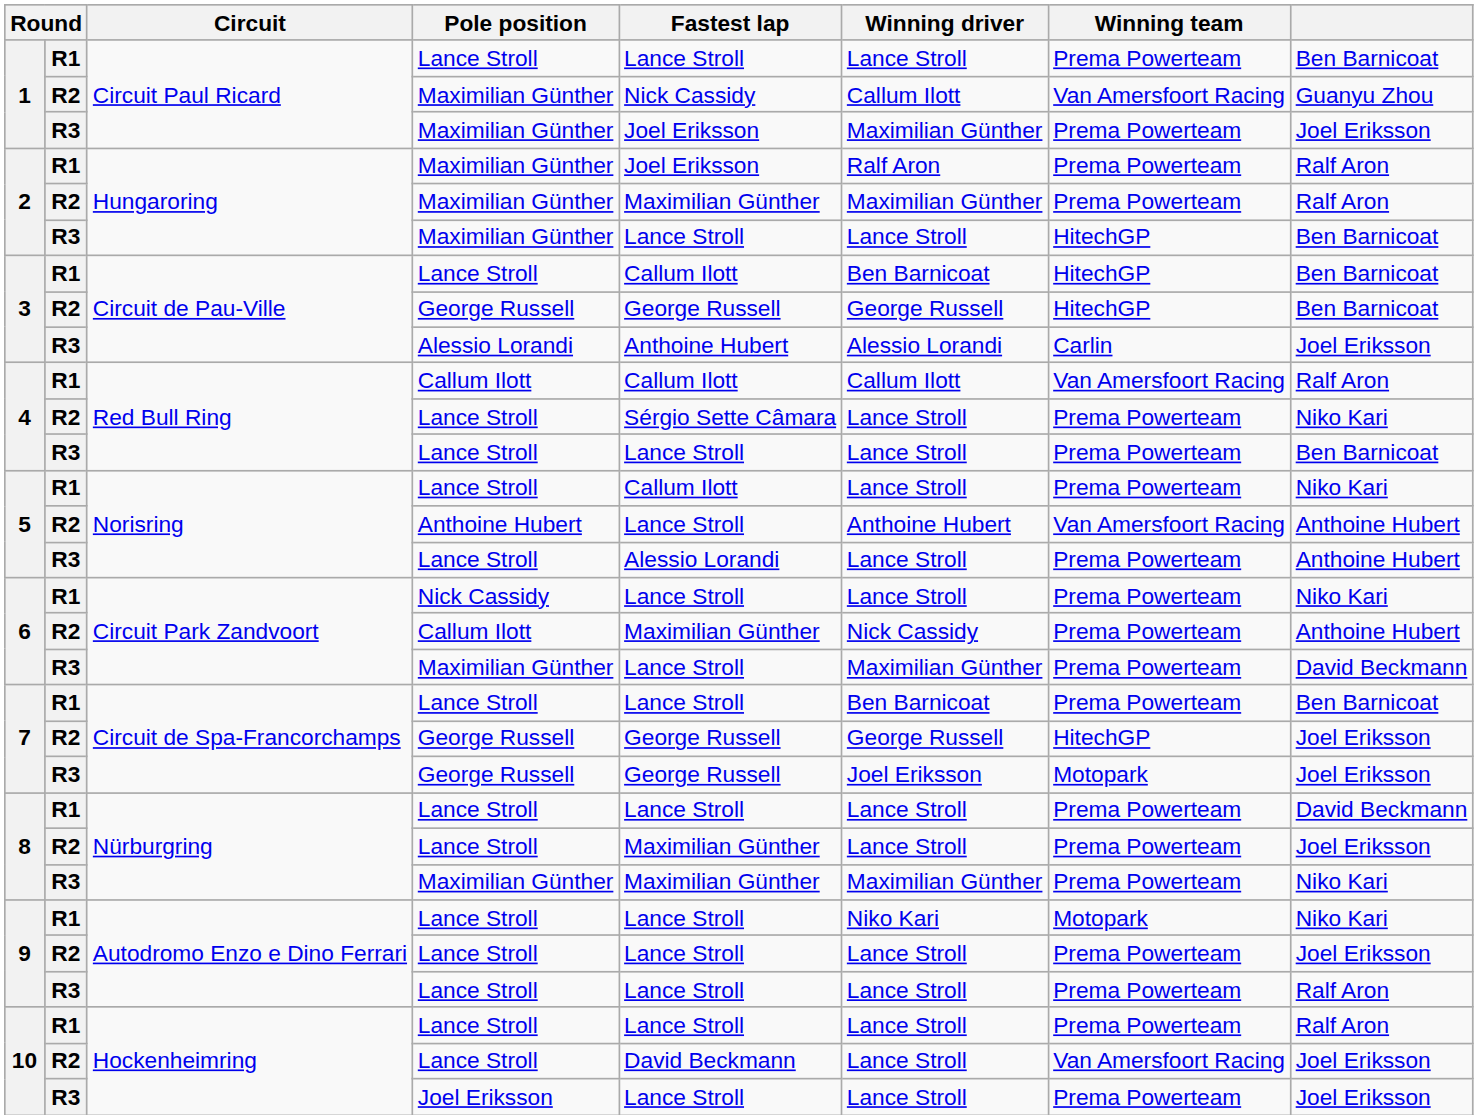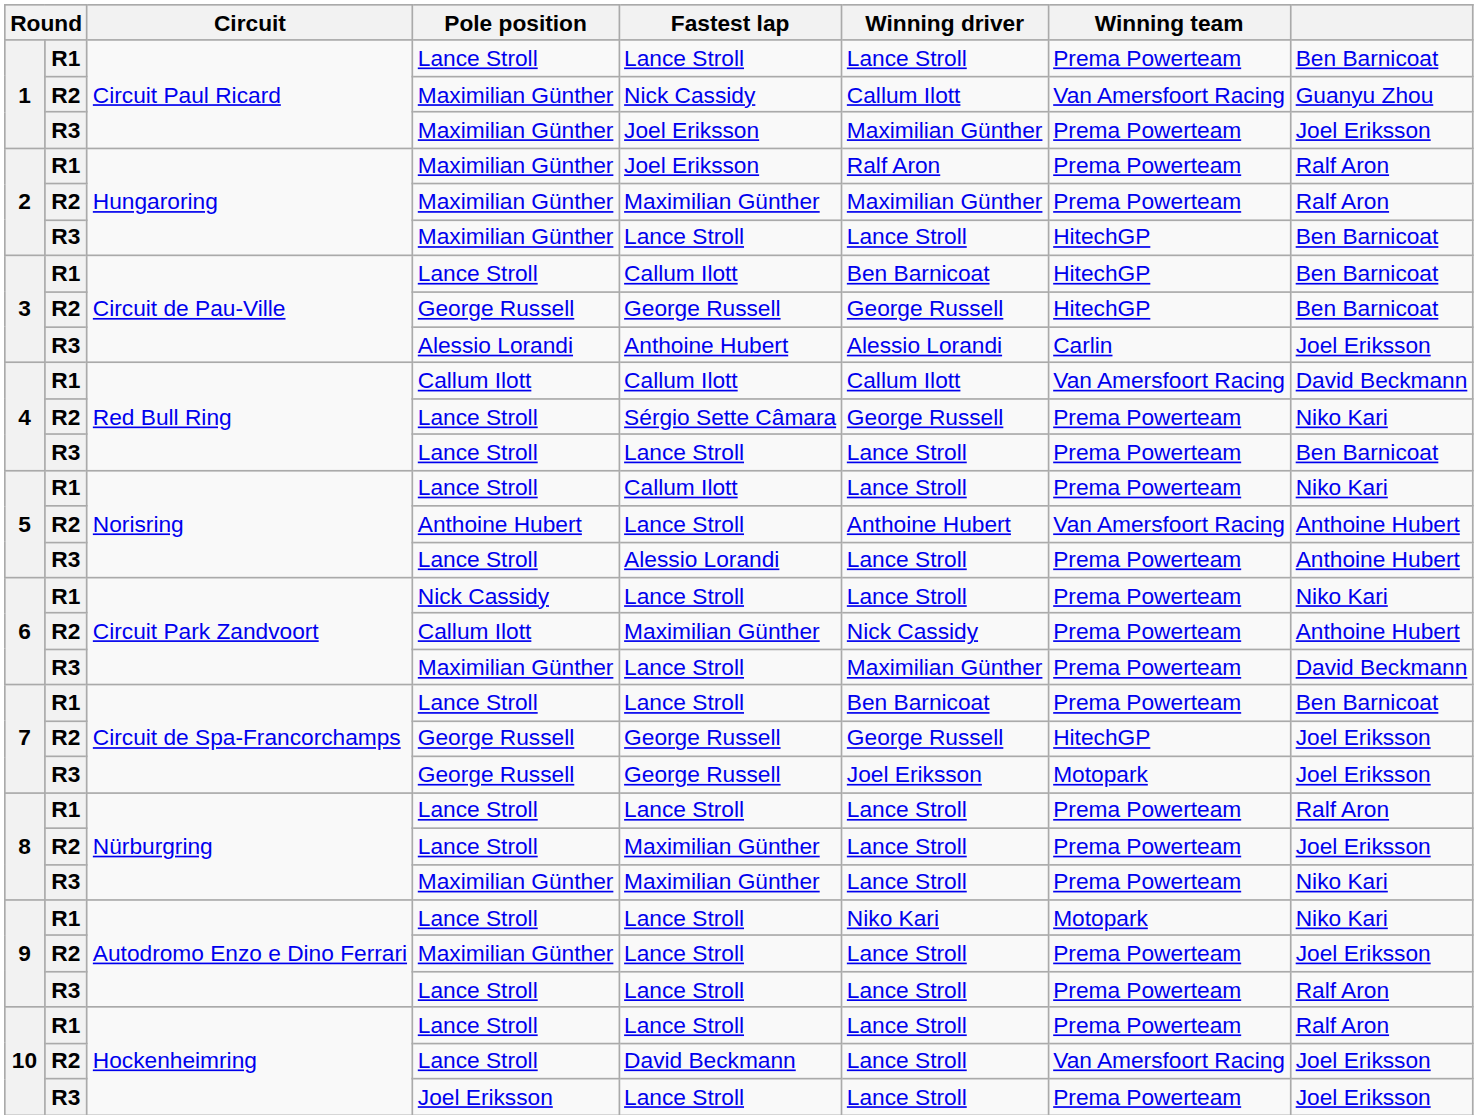(1342, 380) Ralf Aron -> (1382, 380) David Beckmann
(907, 416) Lance Stroll -> (925, 416) George Russell
(1382, 810) David Beckmann -> (1342, 810) Ralf Aron
(945, 882) Maximilian Günther -> (907, 882) Lance Stroll
(478, 953) Lance Stroll -> (516, 953) Maximilian Günther
